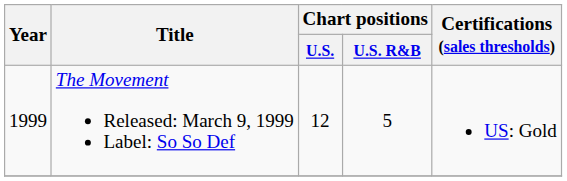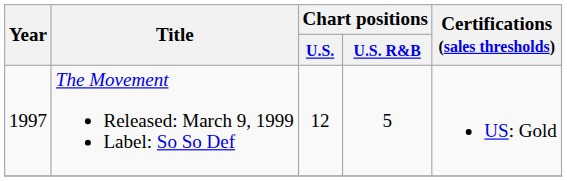(28, 120) 1999 -> (28, 120) 1997
